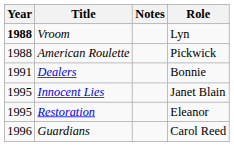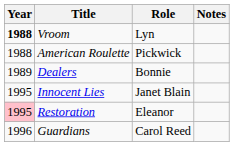columns swapped: (198, 14) <-> (150, 14)
(20, 72) 1991 -> (20, 72) 1989
(20, 111) no background -> (20, 111) pink background
